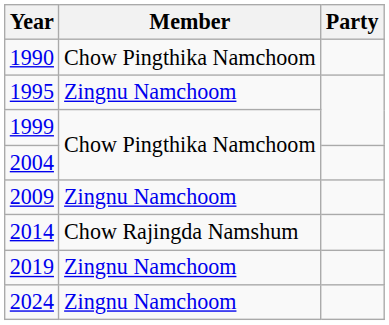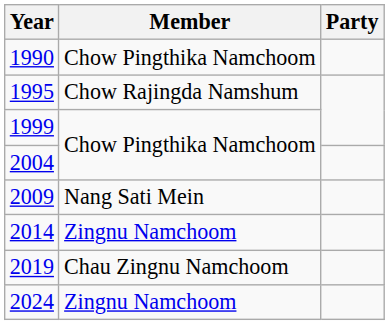(150, 92) Zingnu Namchoom -> (181, 92) Chow Rajingda Namshum
(150, 197) Zingnu Namchoom -> (134, 197) Nang Sati Mein
(181, 232) Chow Rajingda Namshum -> (150, 232) Zingnu Namchoom
(150, 267) Zingnu Namchoom -> (176, 267) Chau Zingnu Namchoom
